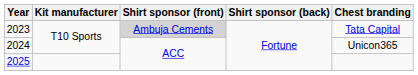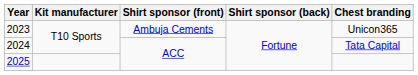(173, 29) lightgrey background -> (173, 29) no background
(373, 29) Tata Capital -> (373, 29) Unicon365
(373, 45) Unicon365 -> (373, 45) Tata Capital
